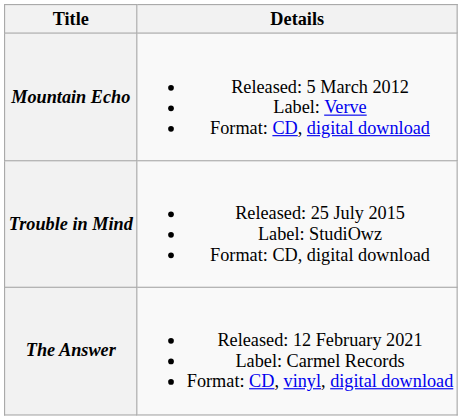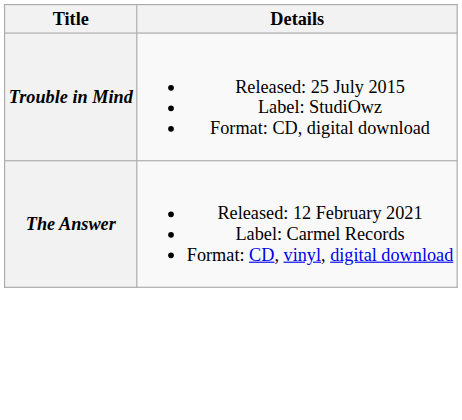- row: (71, 96)
